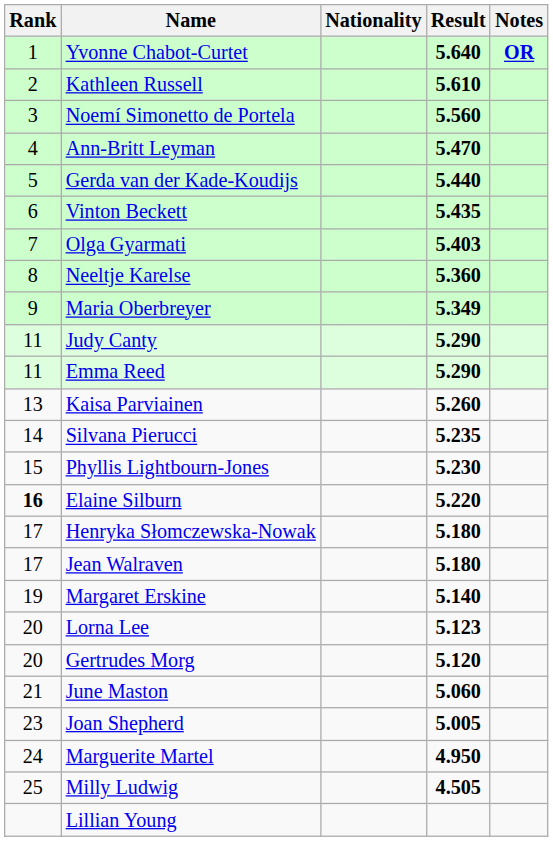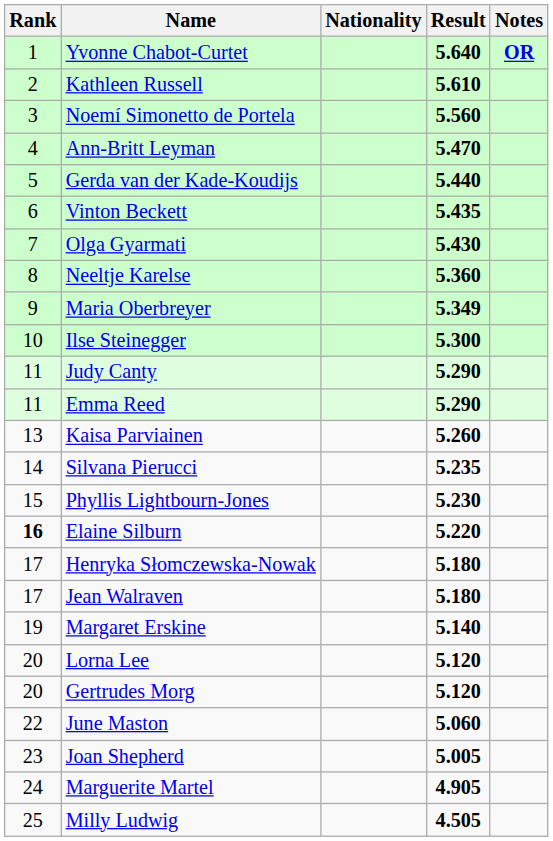(458, 244) 5.403 -> (458, 244) 5.430
+ row: (126, 340)
(458, 627) 5.123 -> (458, 659) 5.120
(33, 691) 21 -> (33, 723) 22
(458, 755) 4.950 -> (458, 787) 4.905
- row: (121, 819)
